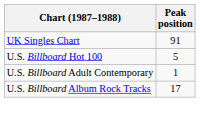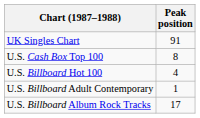+ row: (55, 56)
(175, 56) 5 -> (175, 72) 4
